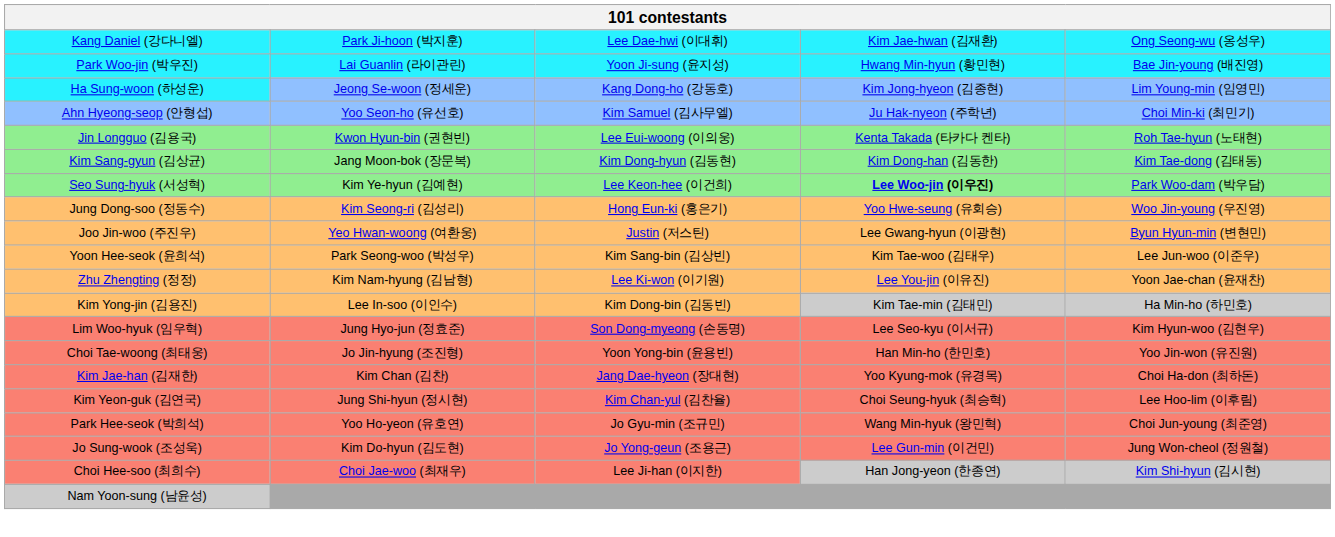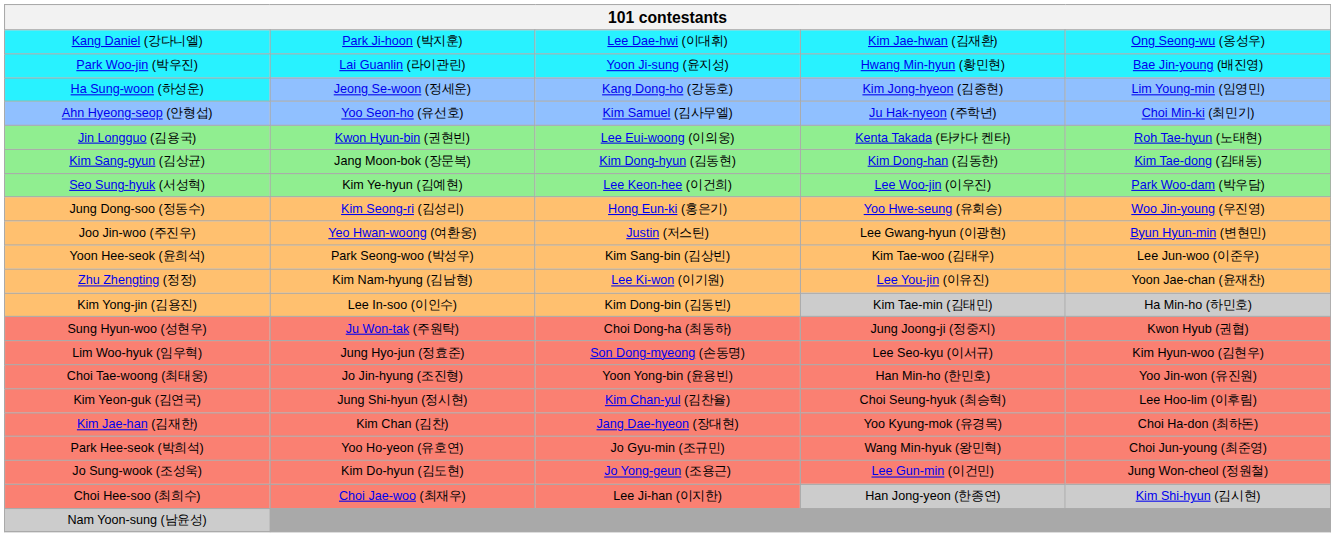(933, 185) bold -> (933, 185) normal
+ row: (137, 328)
rows swapped: (137, 400) <-> (137, 376)
